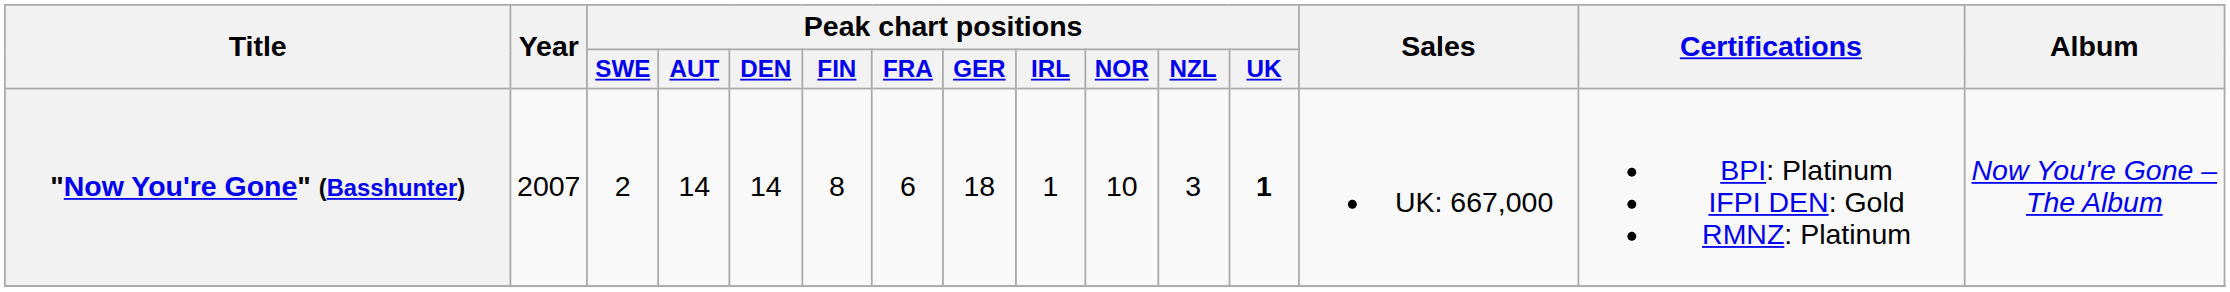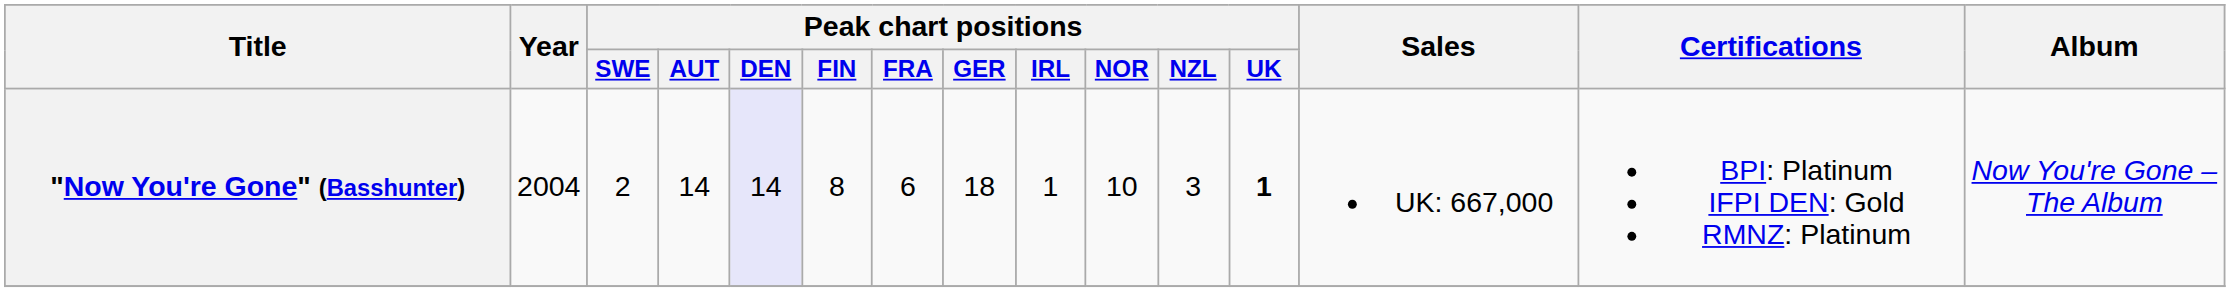(549, 186) 2007 -> (549, 186) 2004
(766, 186) no background -> (766, 186) lavender background
